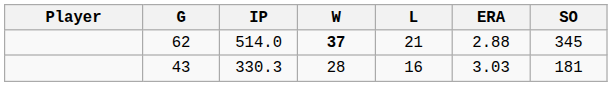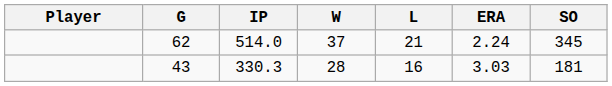(336, 43) bold -> (336, 43) normal
(491, 43) 2.88 -> (491, 43) 2.24
